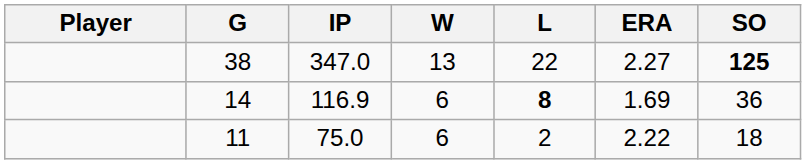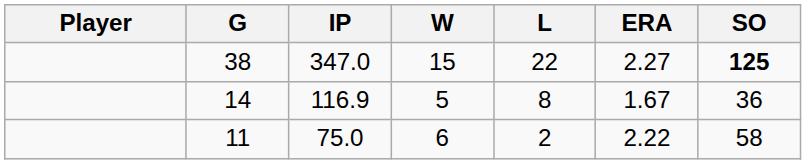(442, 61) 13 -> (442, 61) 15
(442, 100) 6 -> (442, 100) 5
(545, 100) bold -> (545, 100) normal
(647, 100) 1.69 -> (647, 100) 1.67
(749, 138) 18 -> (749, 138) 58
